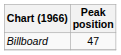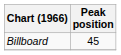(93, 41) 47 -> (93, 41) 45
